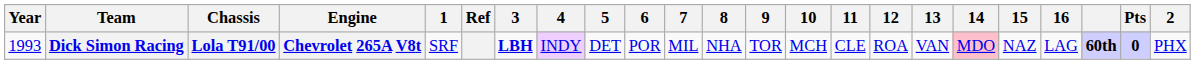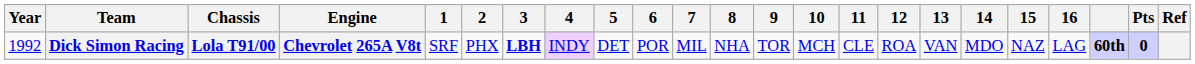columns swapped: (1170, 18) <-> (478, 18)
(25, 45) 1993 -> (25, 45) 1992
(976, 45) pink background -> (984, 45) no background
